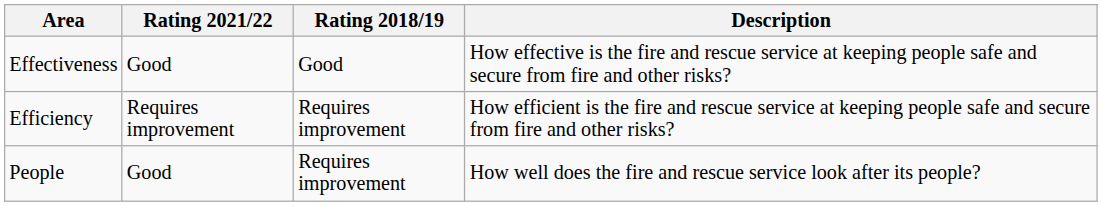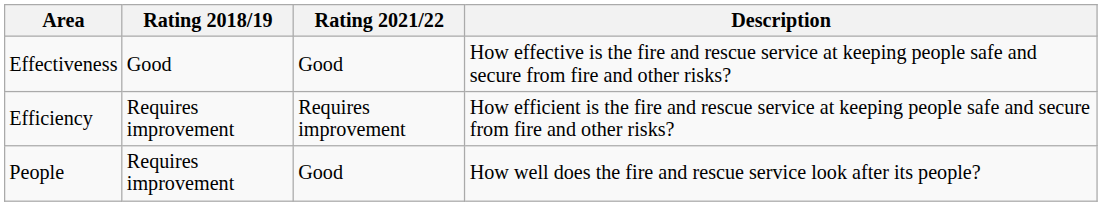columns swapped: (379, 20) <-> (208, 20)
